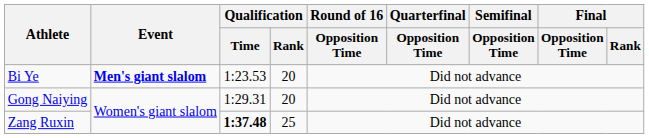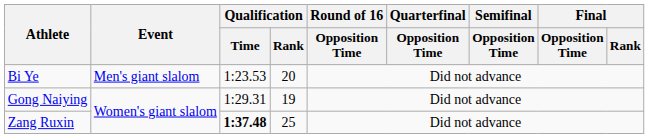(150, 76) bold -> (147, 76) normal
(288, 99) 20 -> (288, 99) 19
